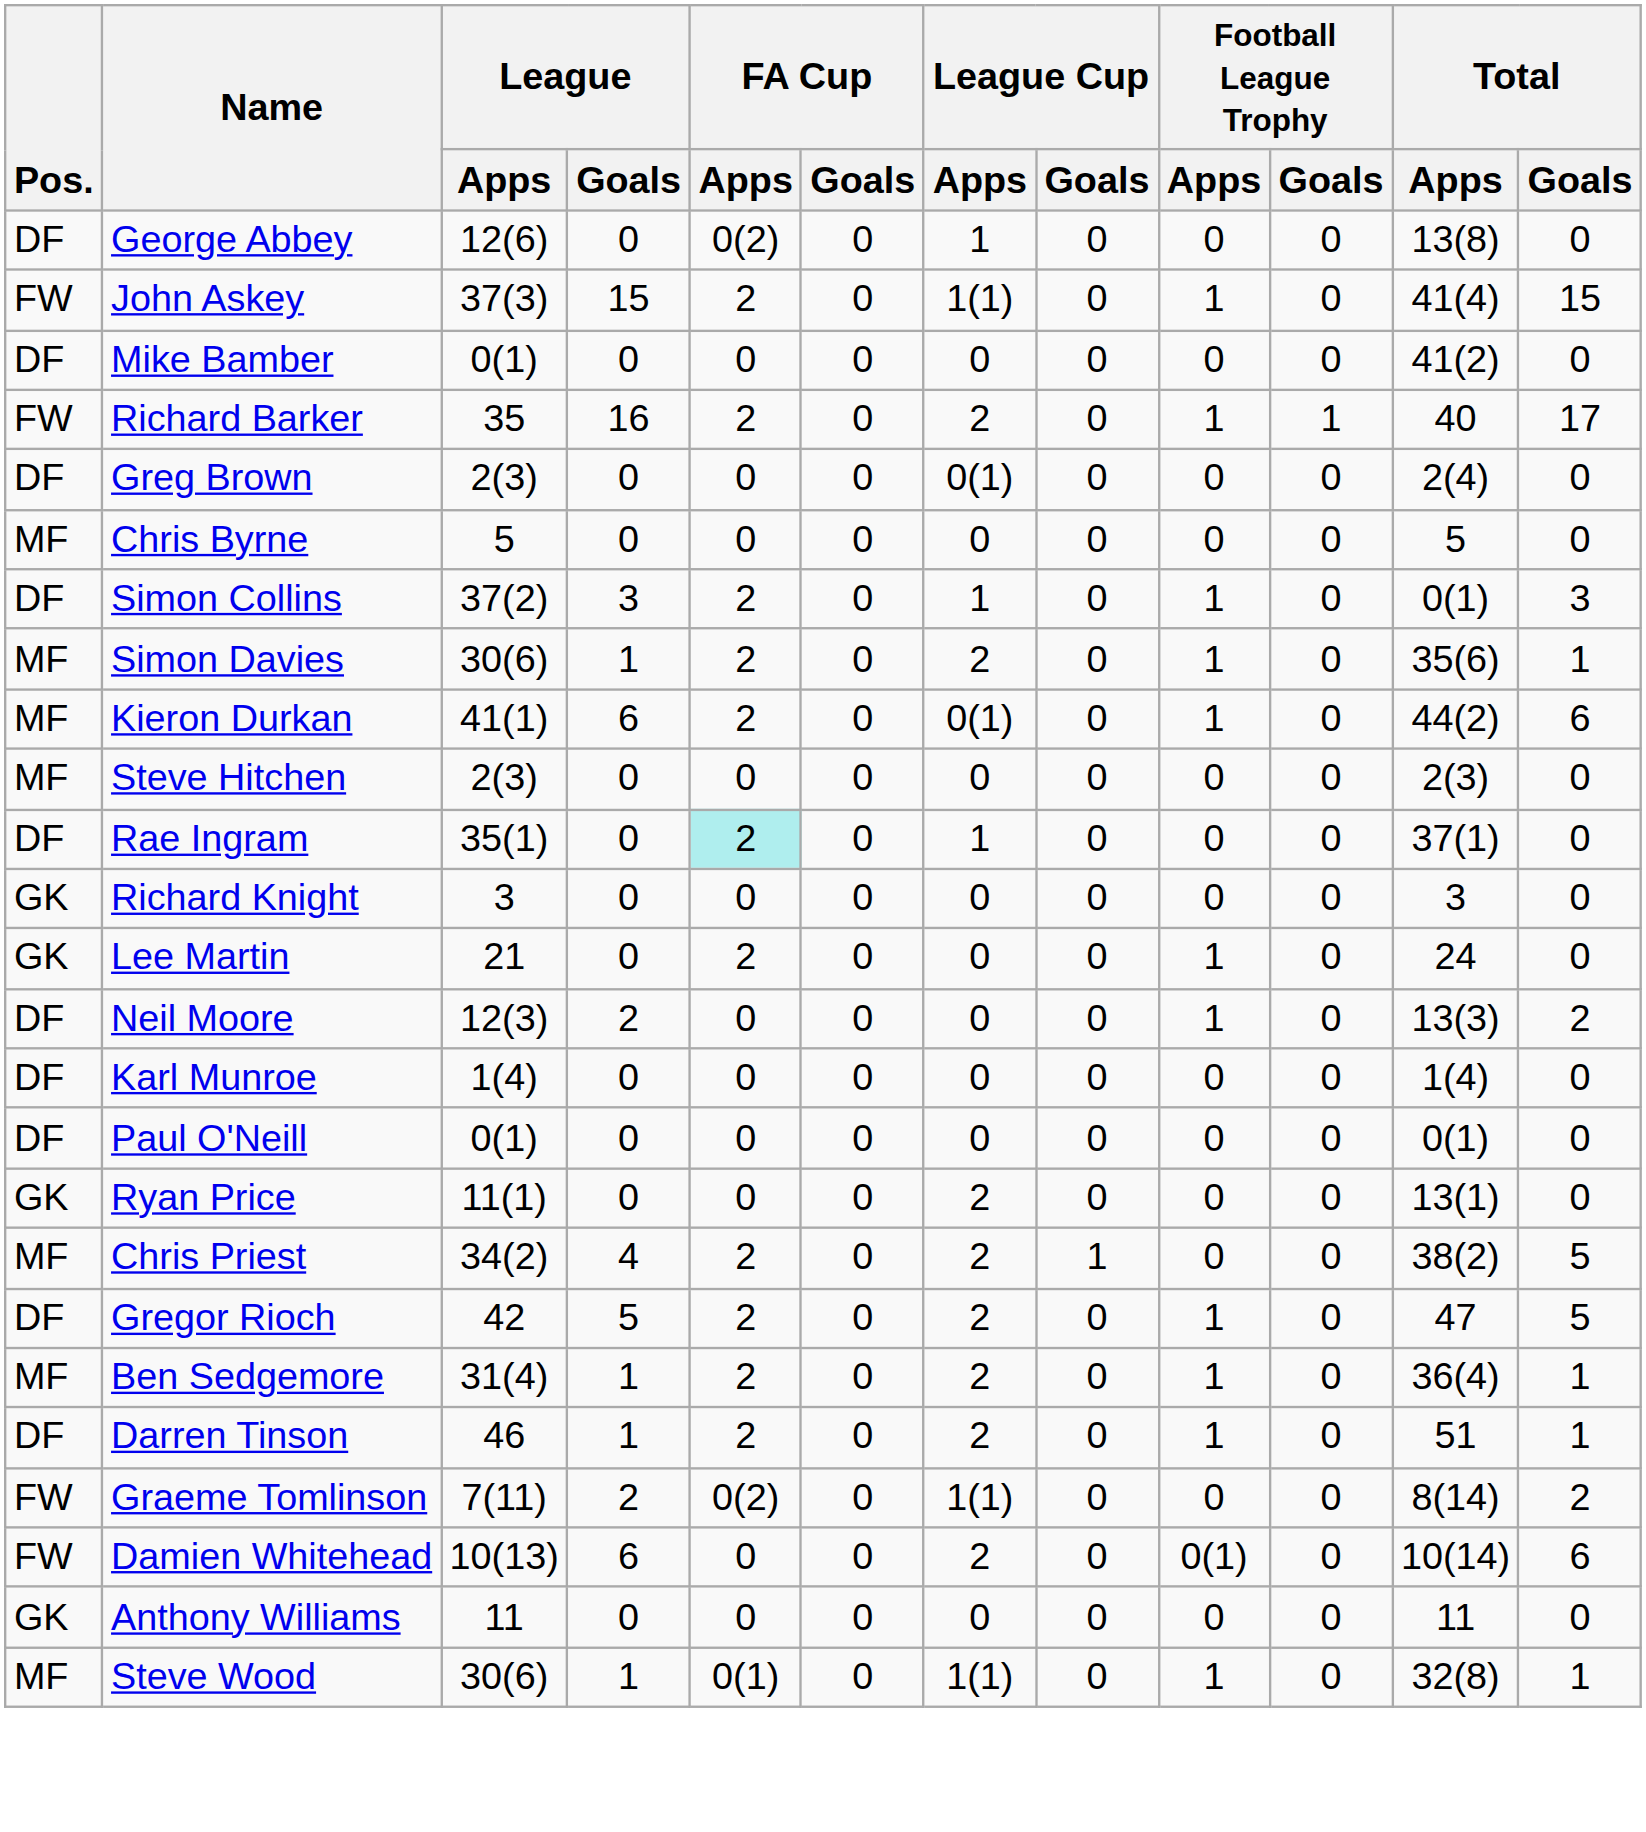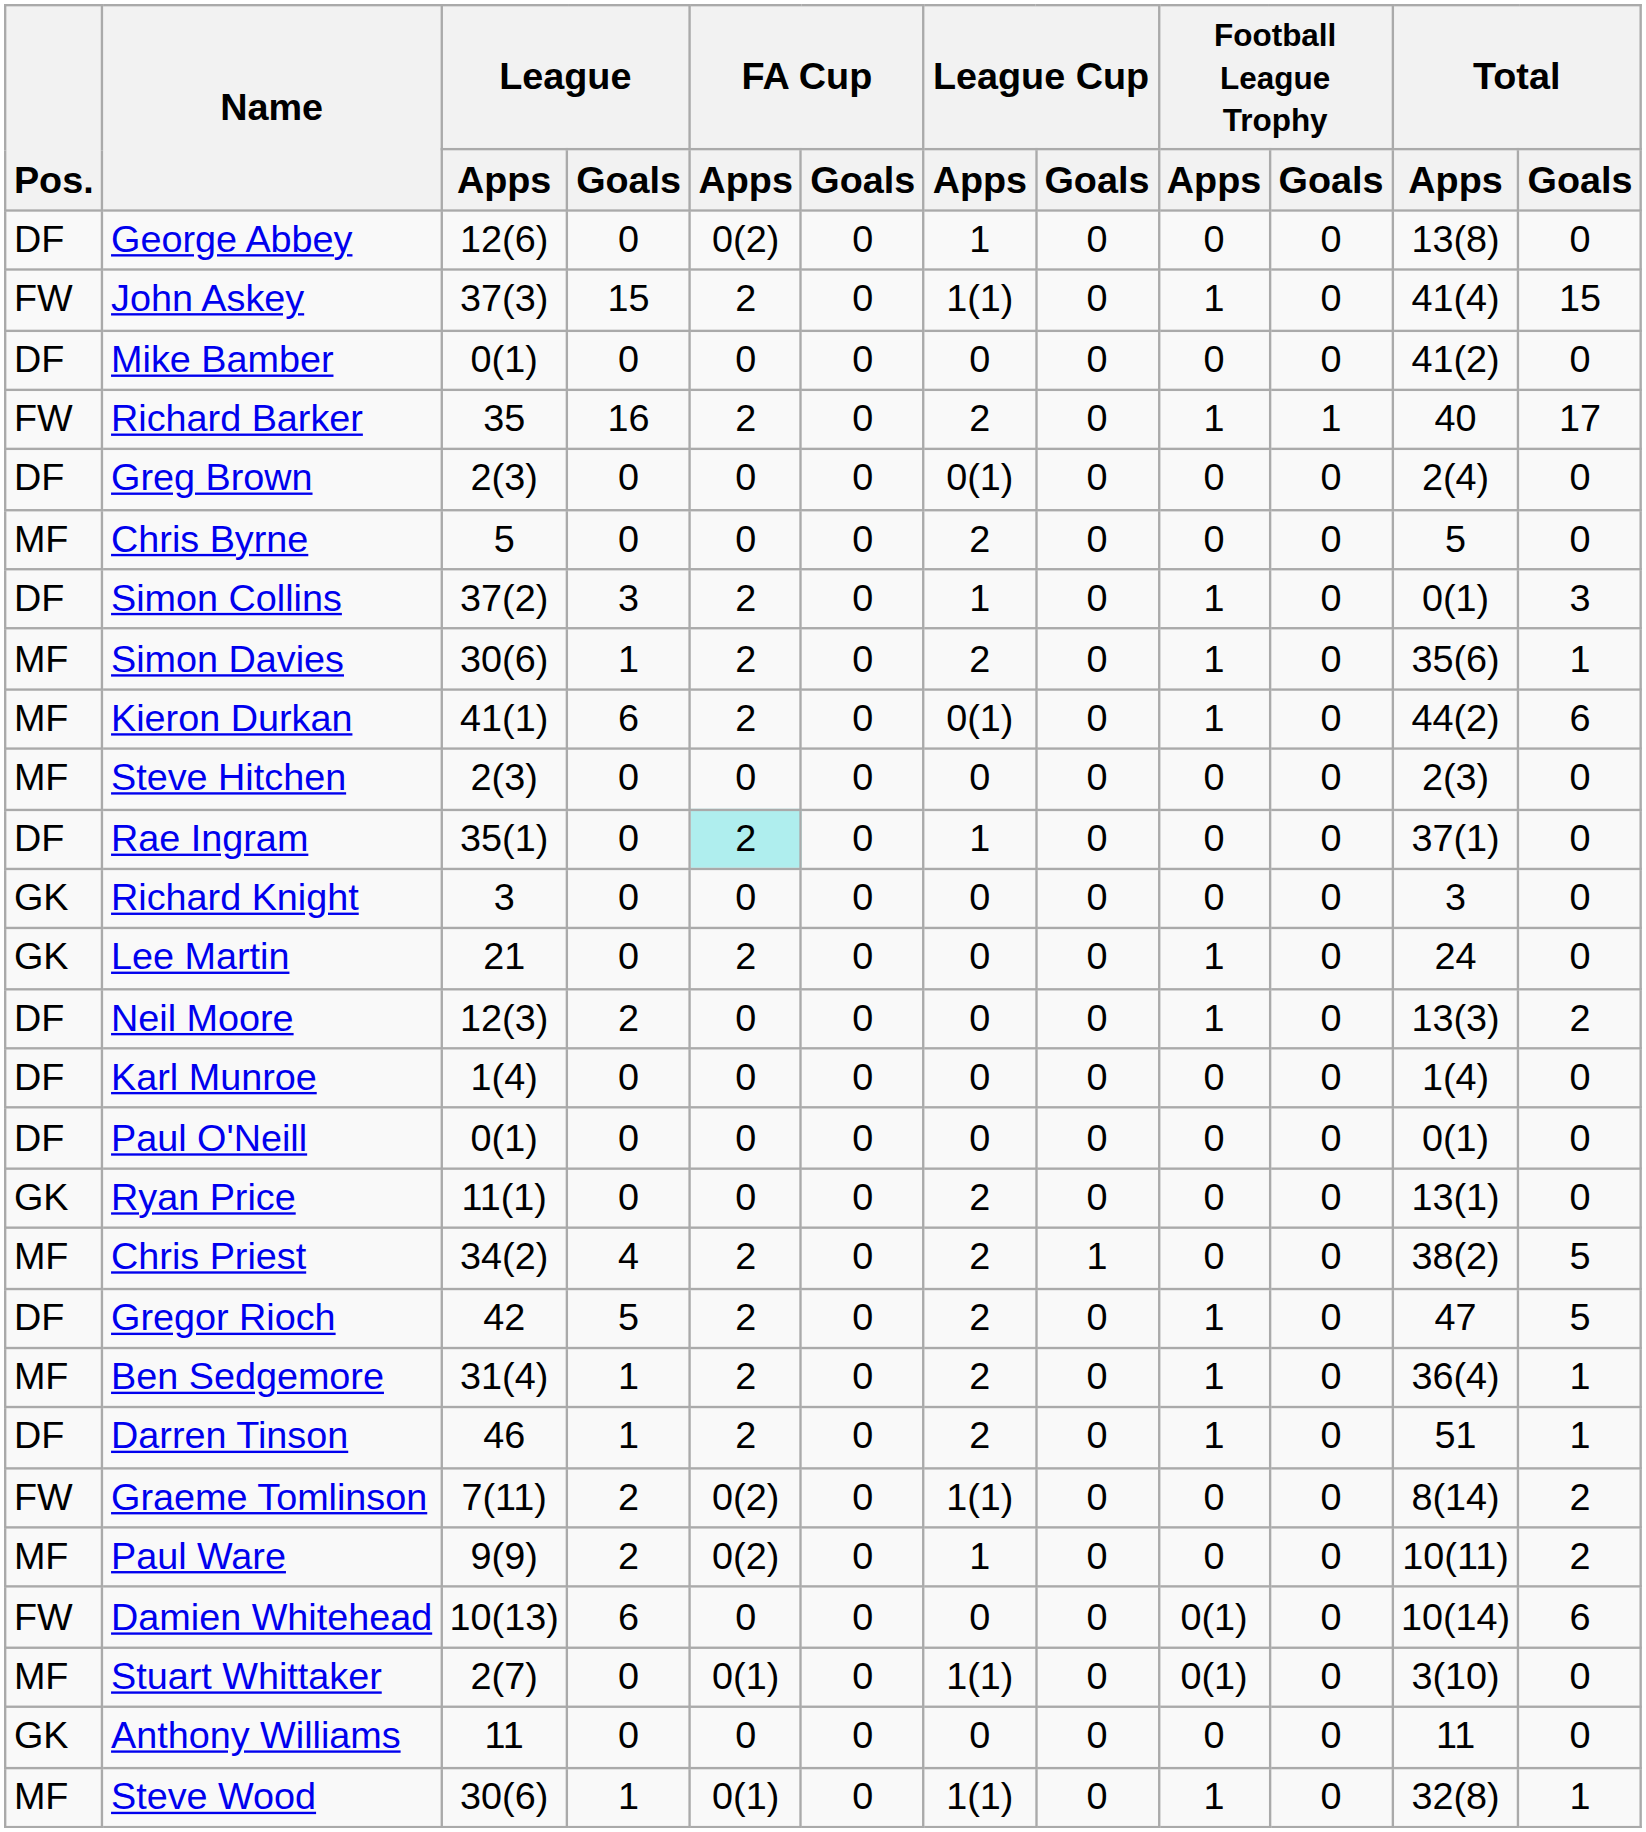(980, 538) 0 -> (980, 538) 2
+ row: (198, 1556)
(980, 1556) 2 -> (980, 1616) 0
+ row: (246, 1676)
